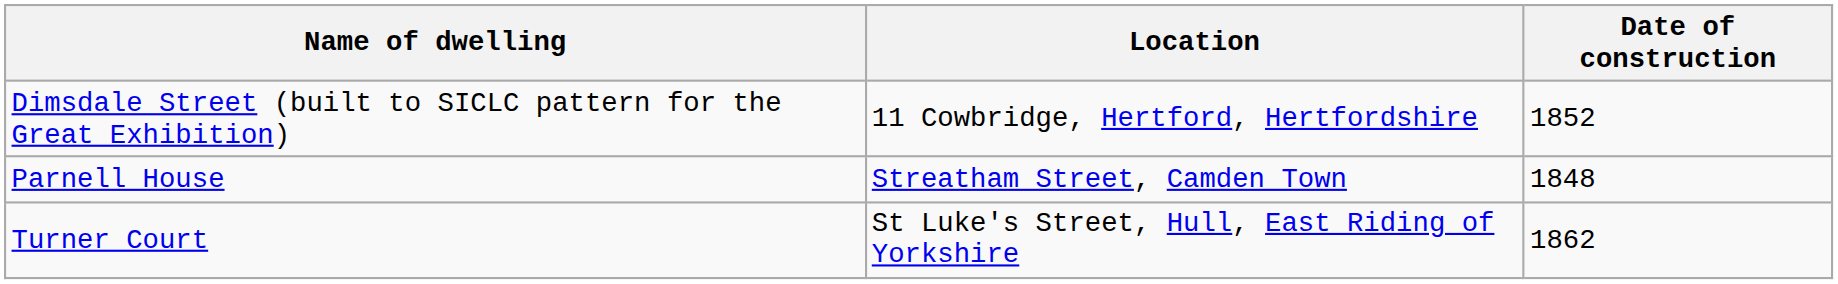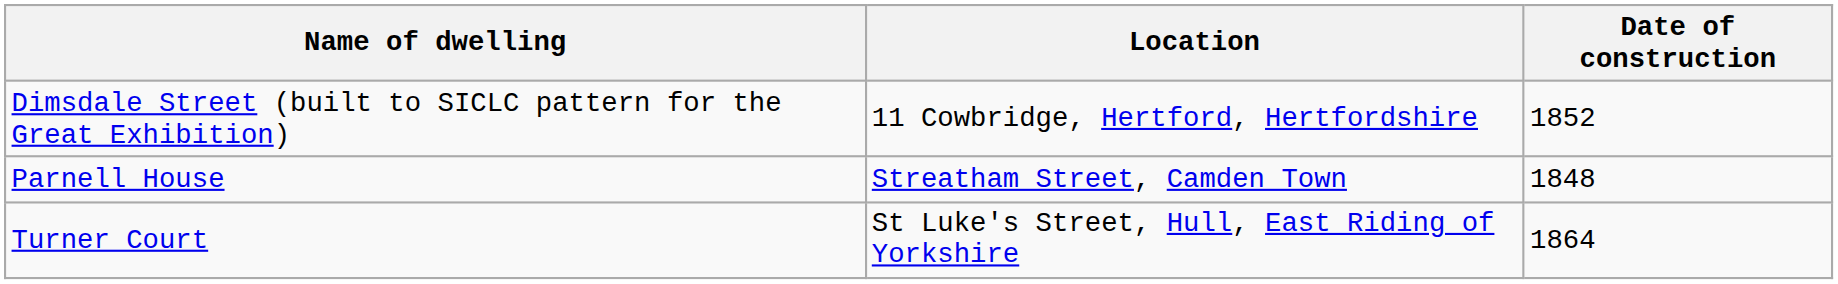(1563, 240) 1862 -> (1563, 240) 1864
